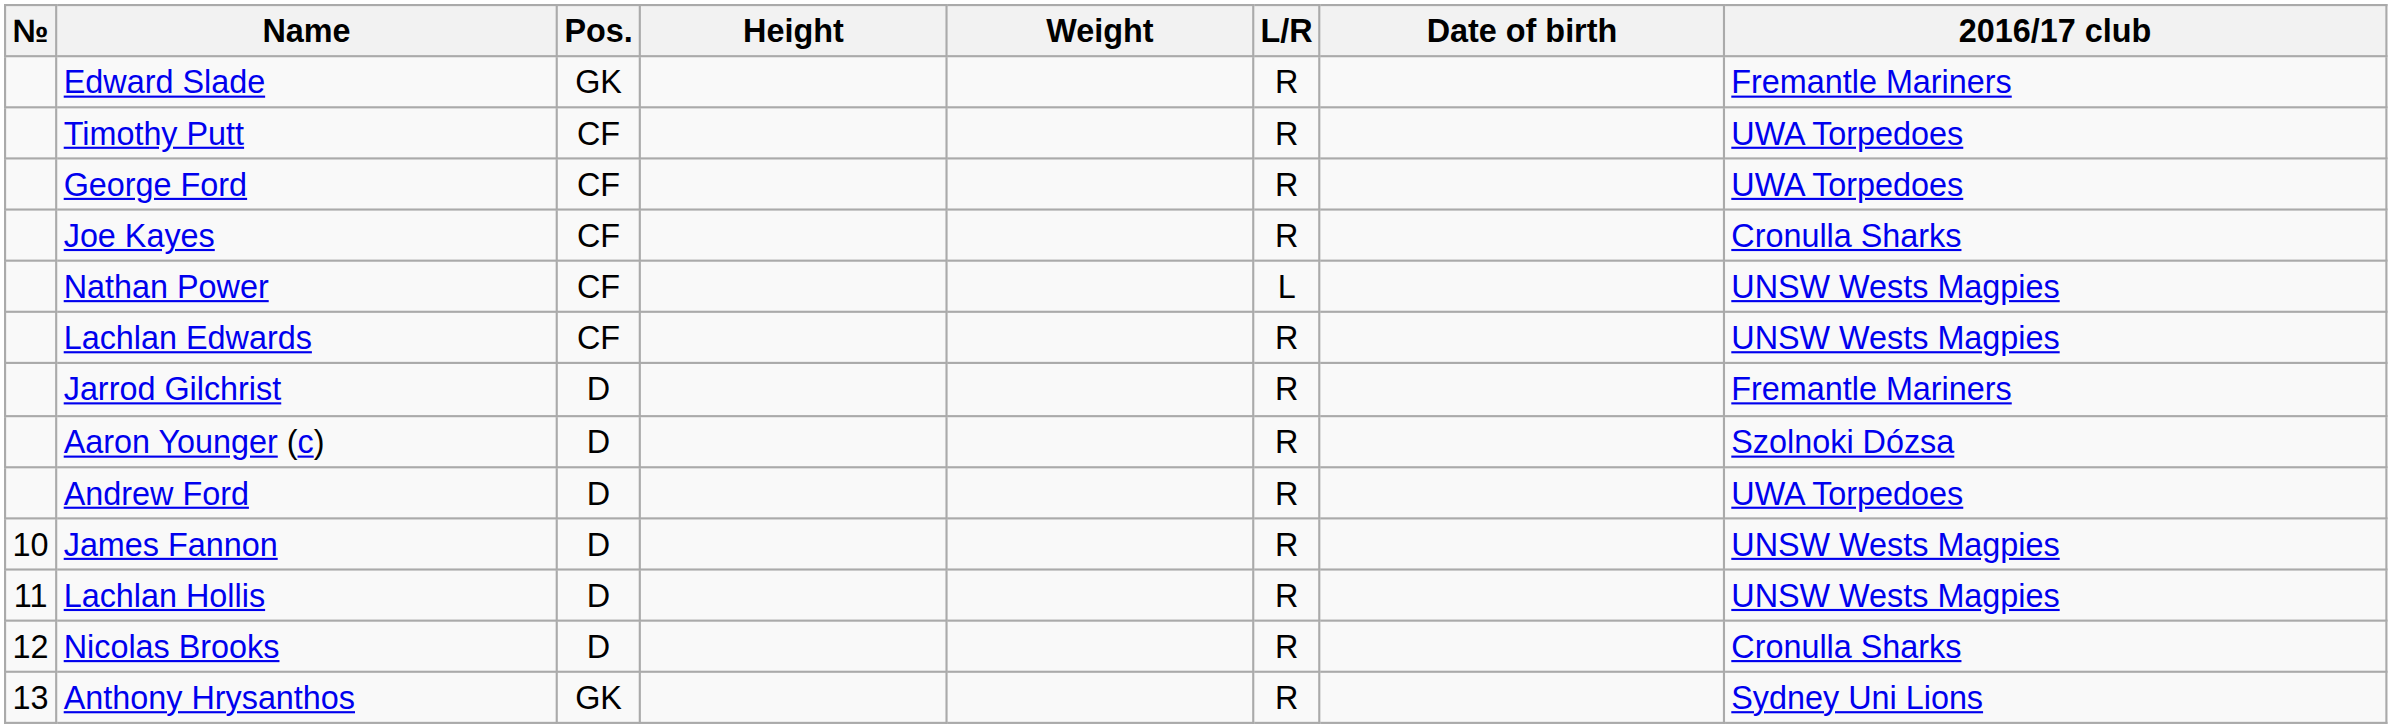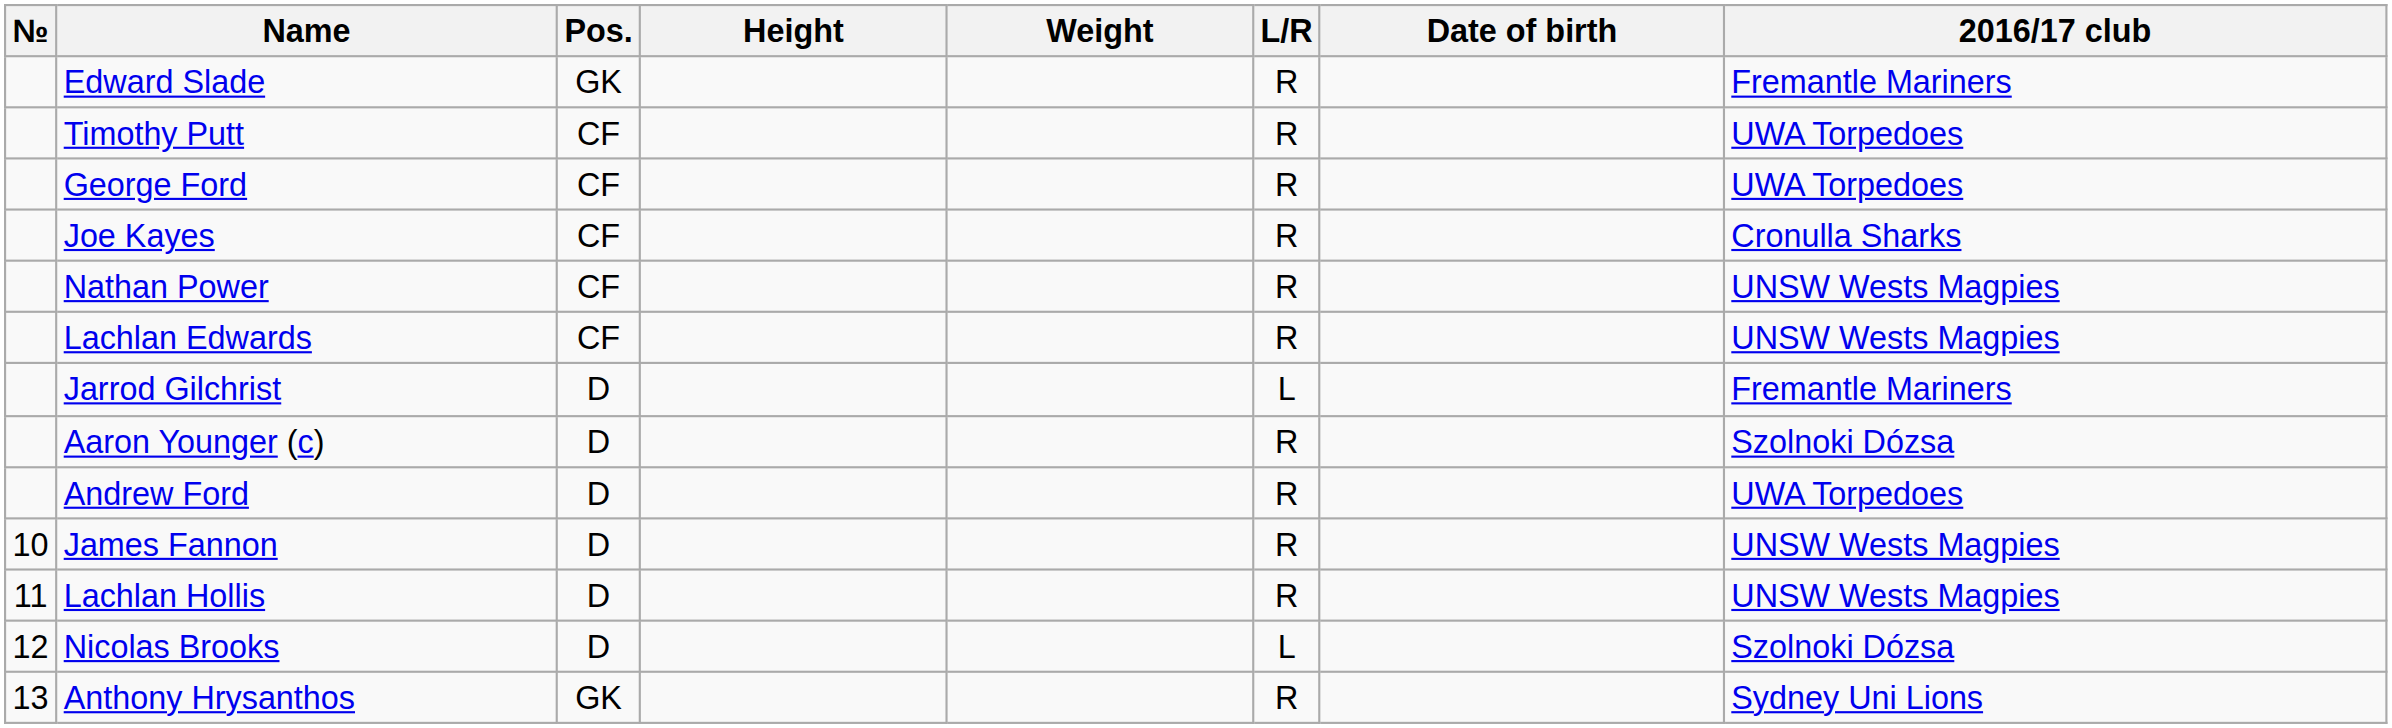(1287, 287) L -> (1287, 287) R
(1287, 390) R -> (1287, 390) L
(1287, 646) R -> (1287, 646) L
(1846, 646) Cronulla Sharks -> (1843, 646) Szolnoki Dózsa
